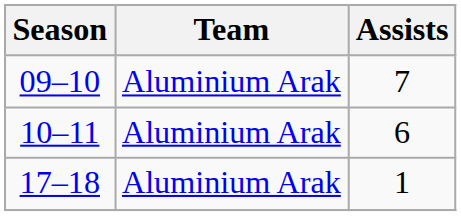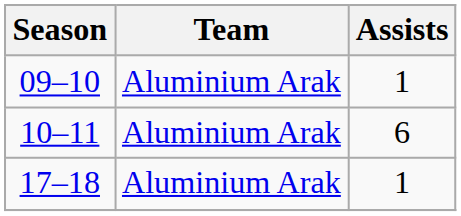(402, 81) 7 -> (402, 81) 1
